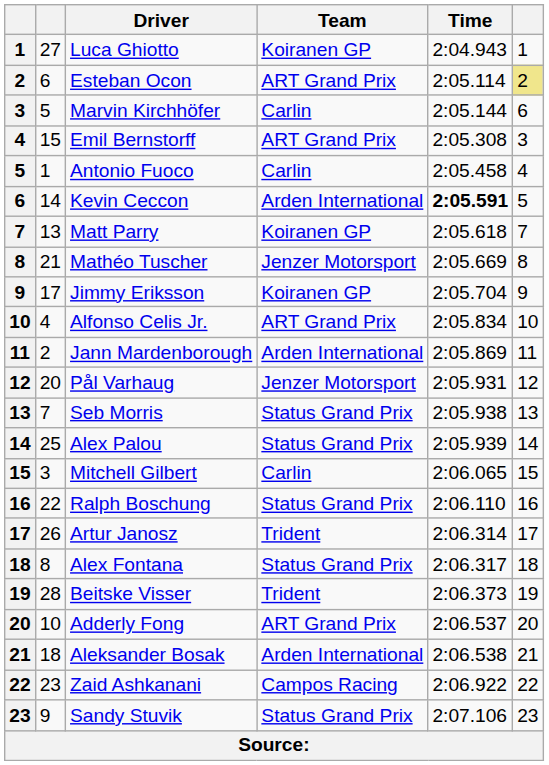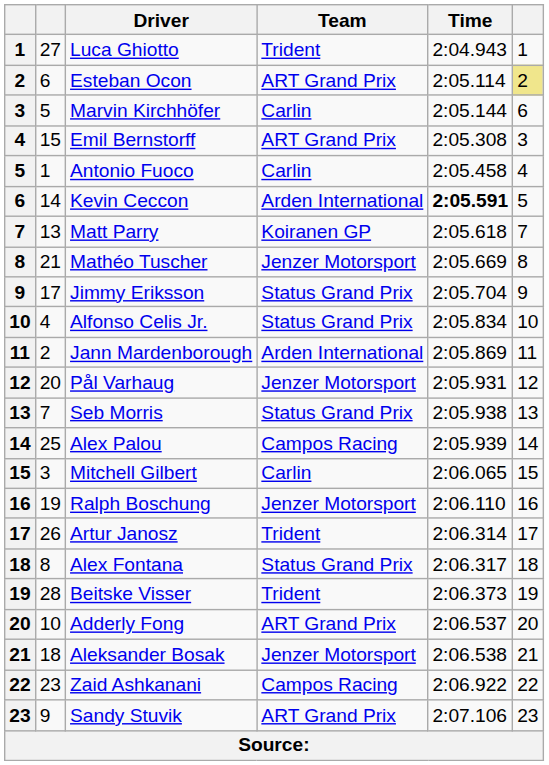(316, 50) Koiranen GP -> (291, 50) Trident
(316, 291) Koiranen GP -> (337, 291) Status Grand Prix
(329, 322) ART Grand Prix -> (337, 322) Status Grand Prix
(337, 443) Status Grand Prix -> (330, 443) Campos Racing
(50, 503) 22 -> (50, 503) 19
(337, 503) Status Grand Prix -> (339, 503) Jenzer Motorsport
(342, 654) Arden International -> (339, 654) Jenzer Motorsport
(337, 715) Status Grand Prix -> (329, 715) ART Grand Prix
